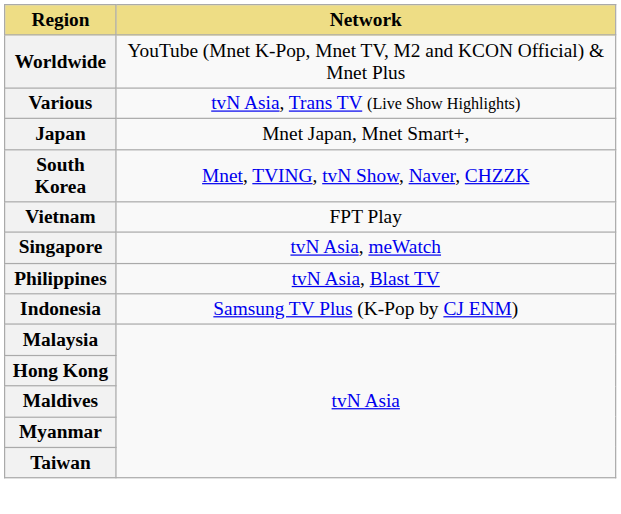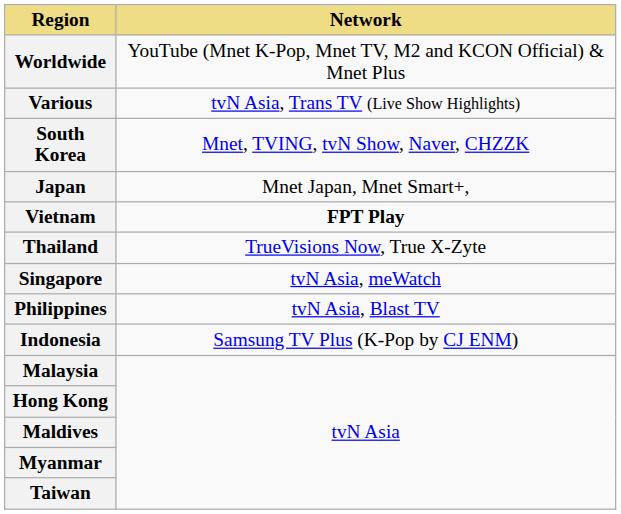rows swapped: (60, 175) <-> (60, 133)
(366, 216) normal -> (366, 216) bold
+ row: (60, 247)
